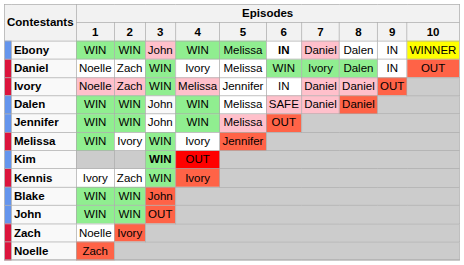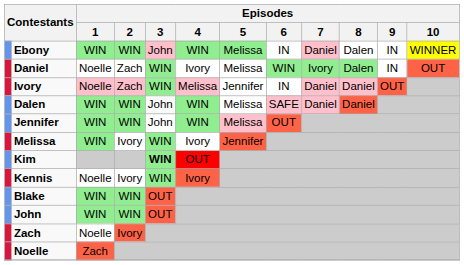(284, 50) bold -> (284, 50) normal
(95, 178) Ivory -> (95, 178) Noelle
(130, 178) Zach -> (130, 178) Ivory
(160, 196) John -> (160, 196) OUT
